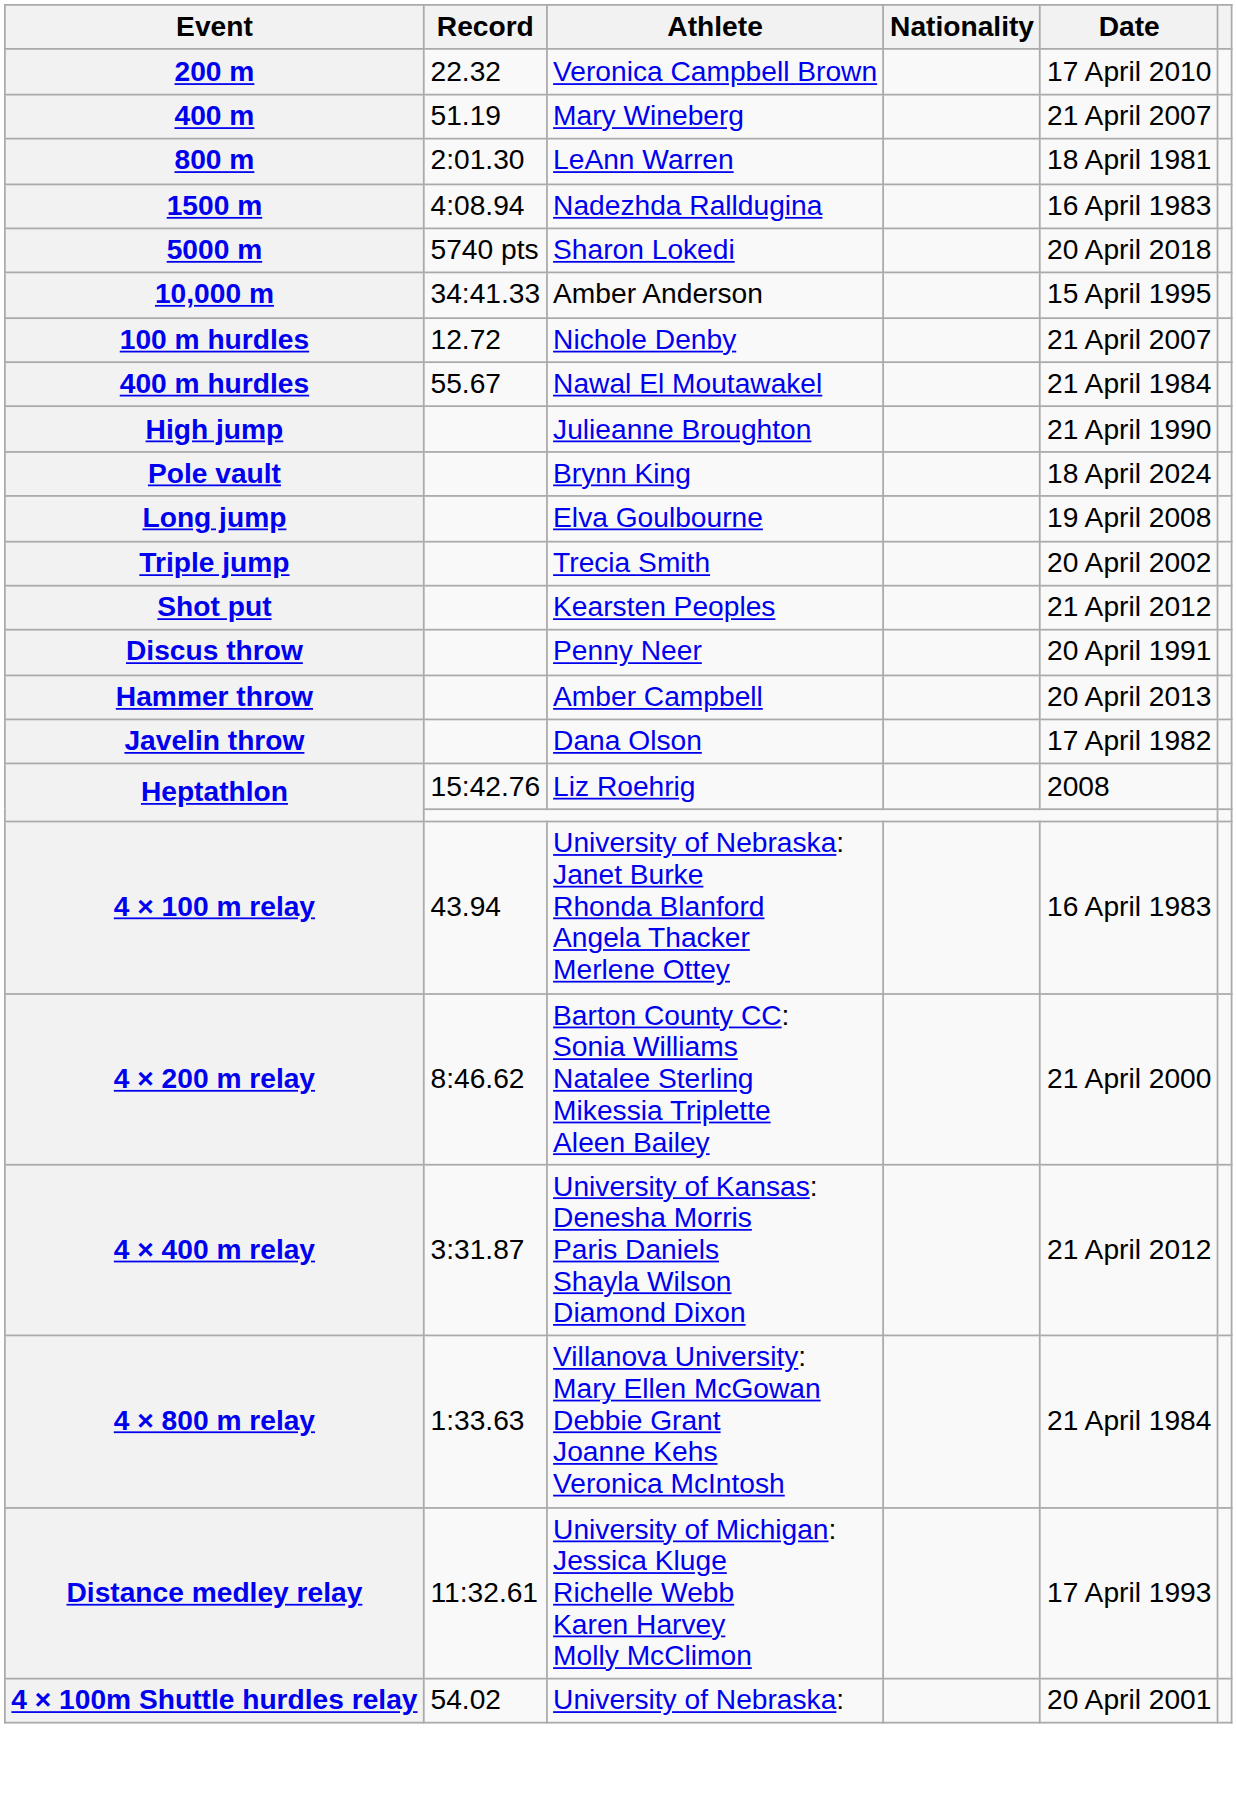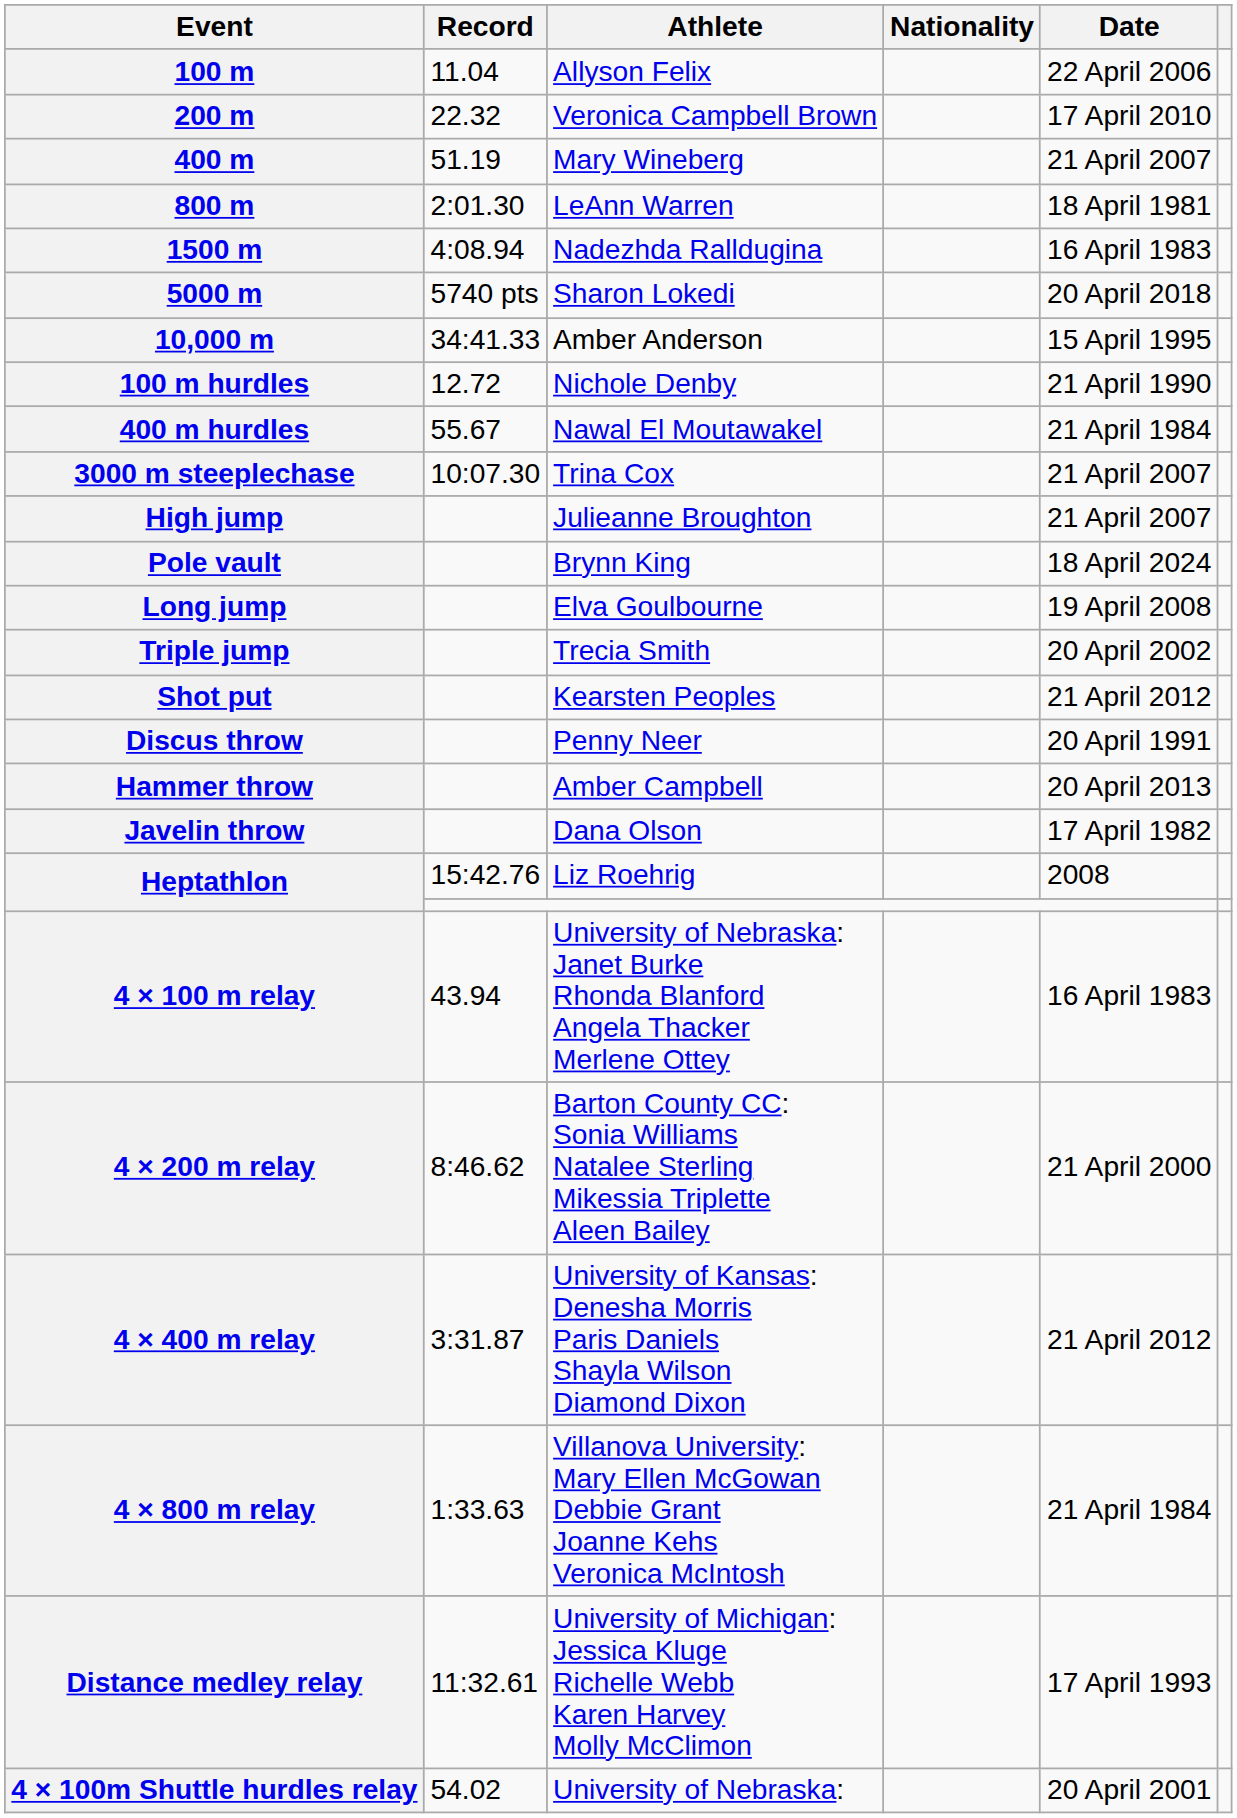+ row: (214, 71)
(1129, 339) 21 April 2007 -> (1129, 384) 21 April 1990
+ row: (214, 473)
(1129, 428) 21 April 1990 -> (1129, 518) 21 April 2007
